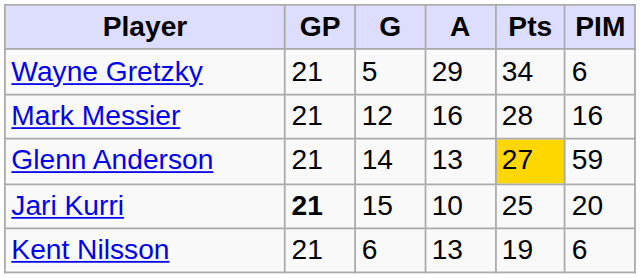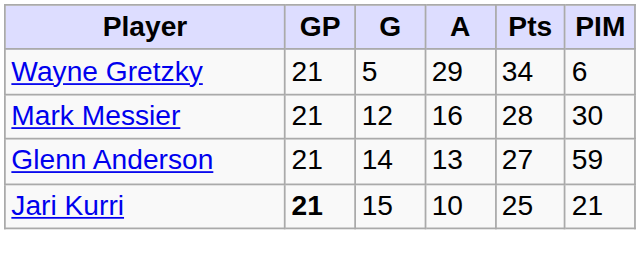(587, 116) 16 -> (587, 116) 30
(517, 160) gold background -> (517, 160) no background
(587, 205) 20 -> (587, 205) 21
- row: (90, 250)
